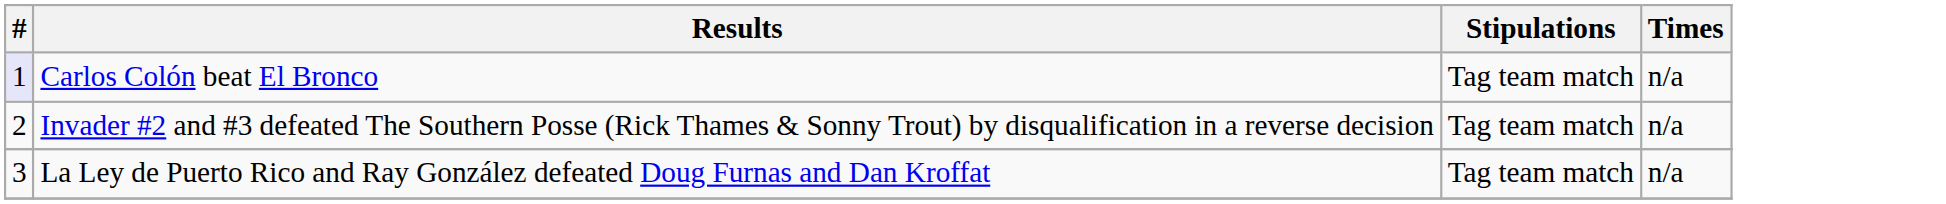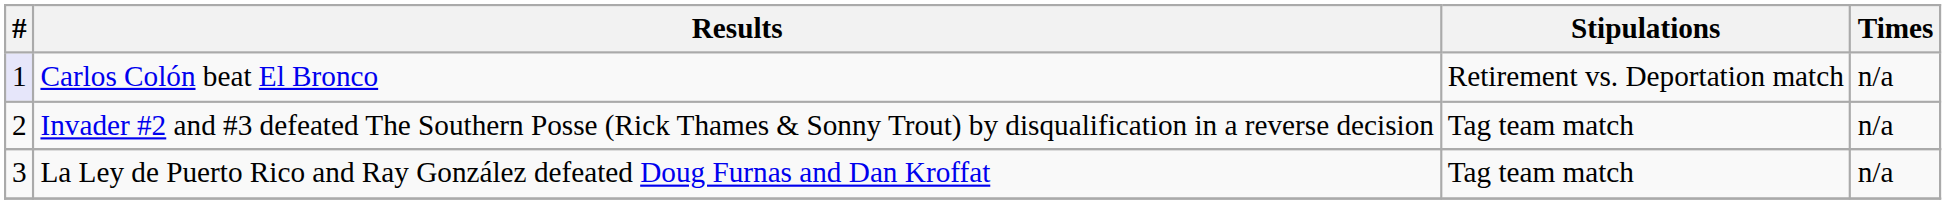(1541, 76) Tag team match -> (1646, 76) Retirement vs. Deportation match
